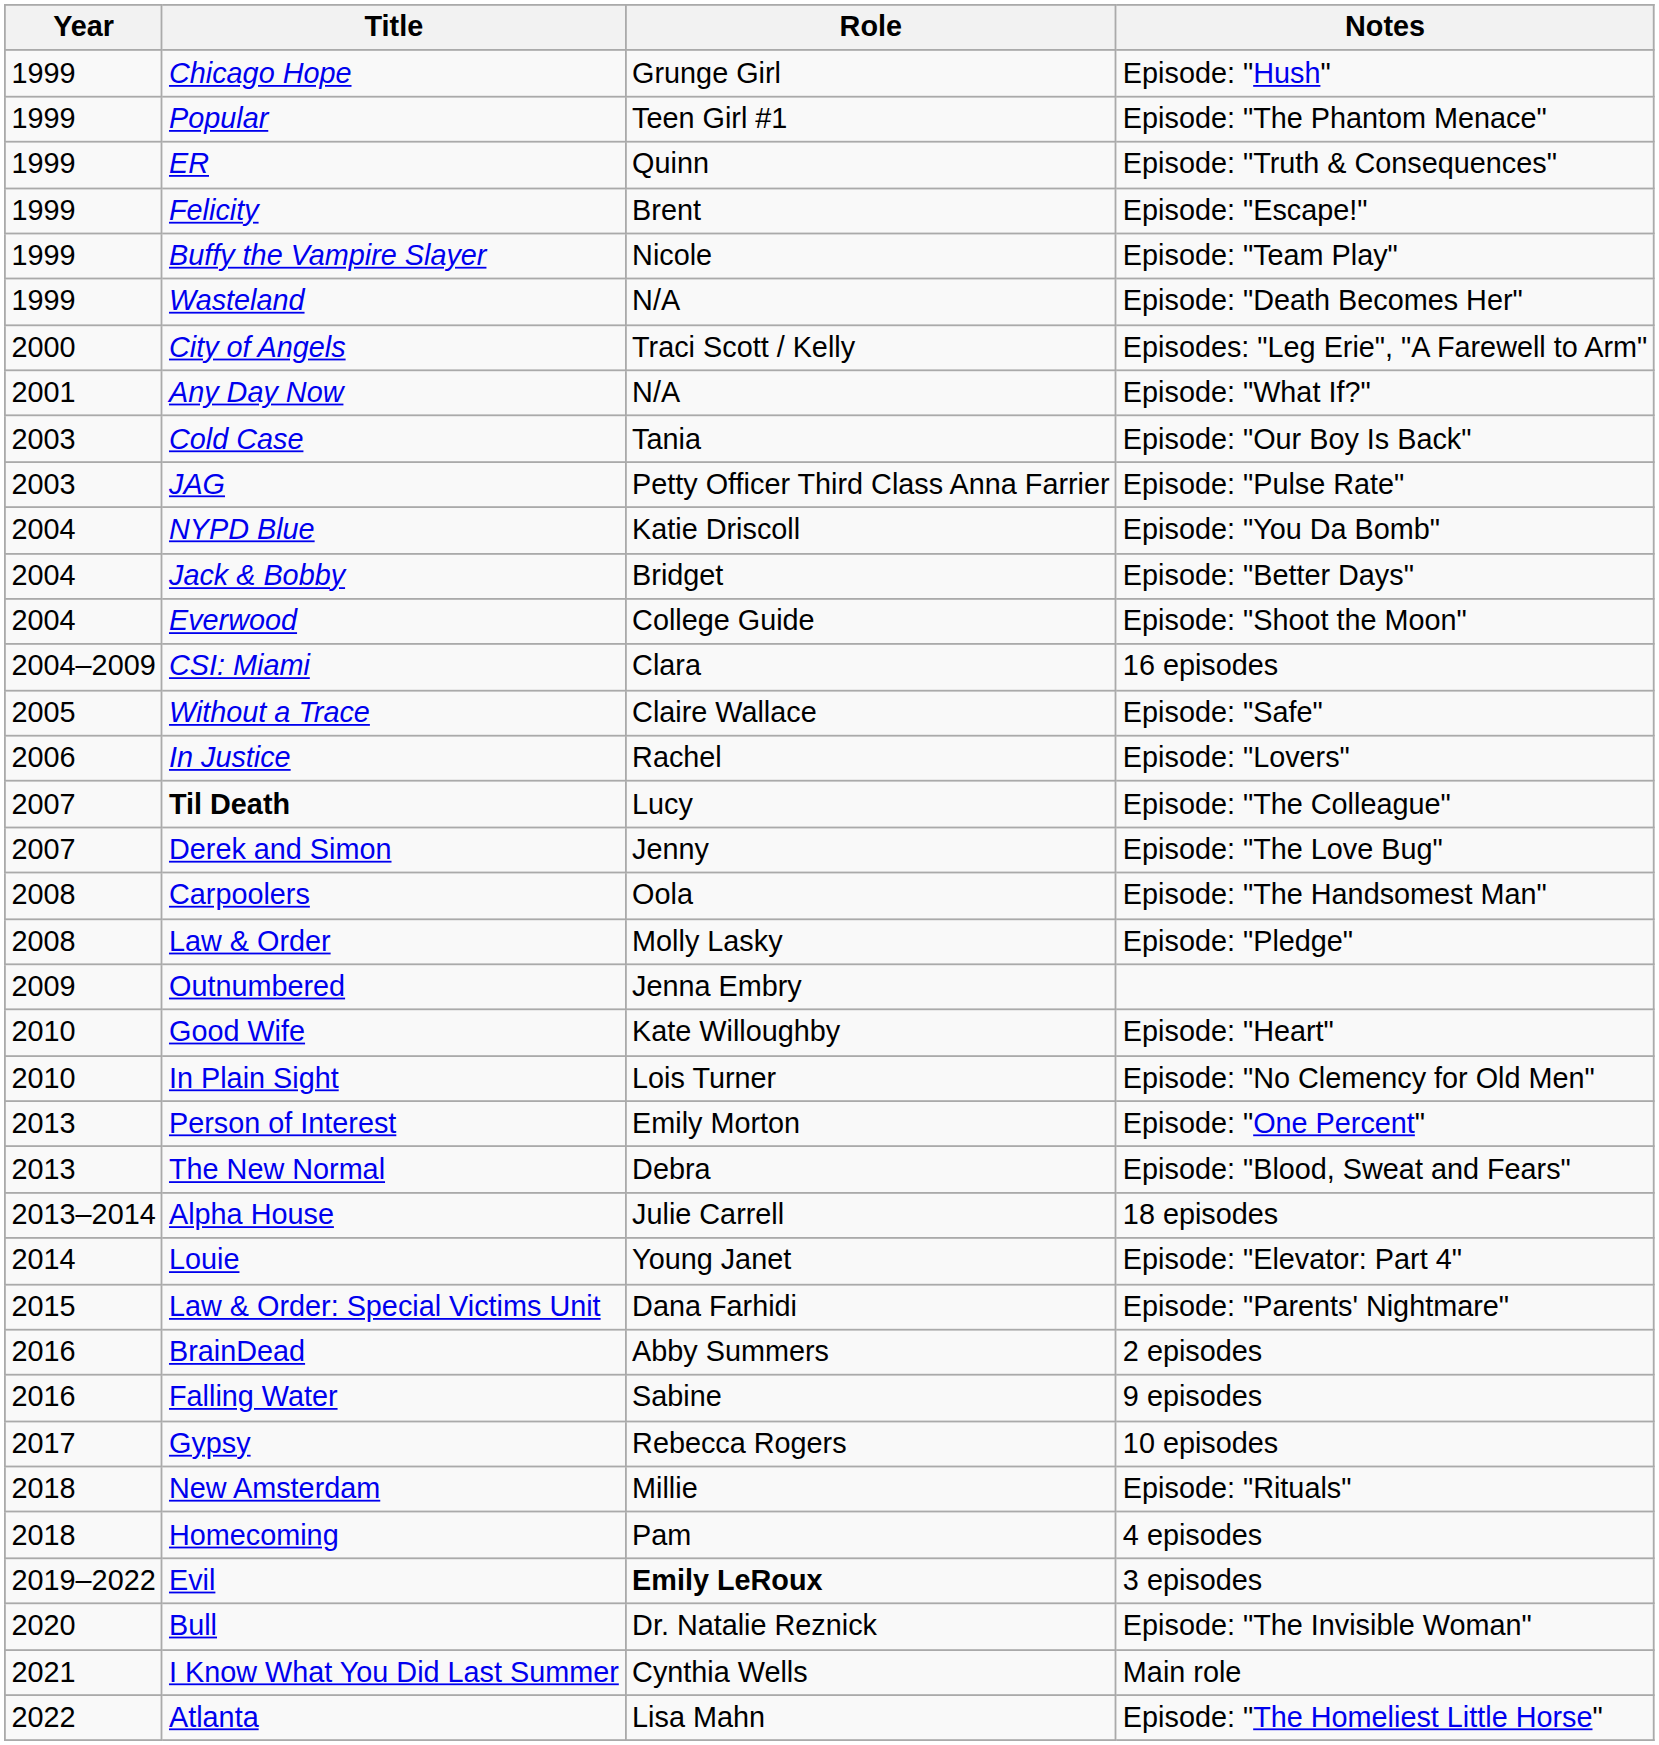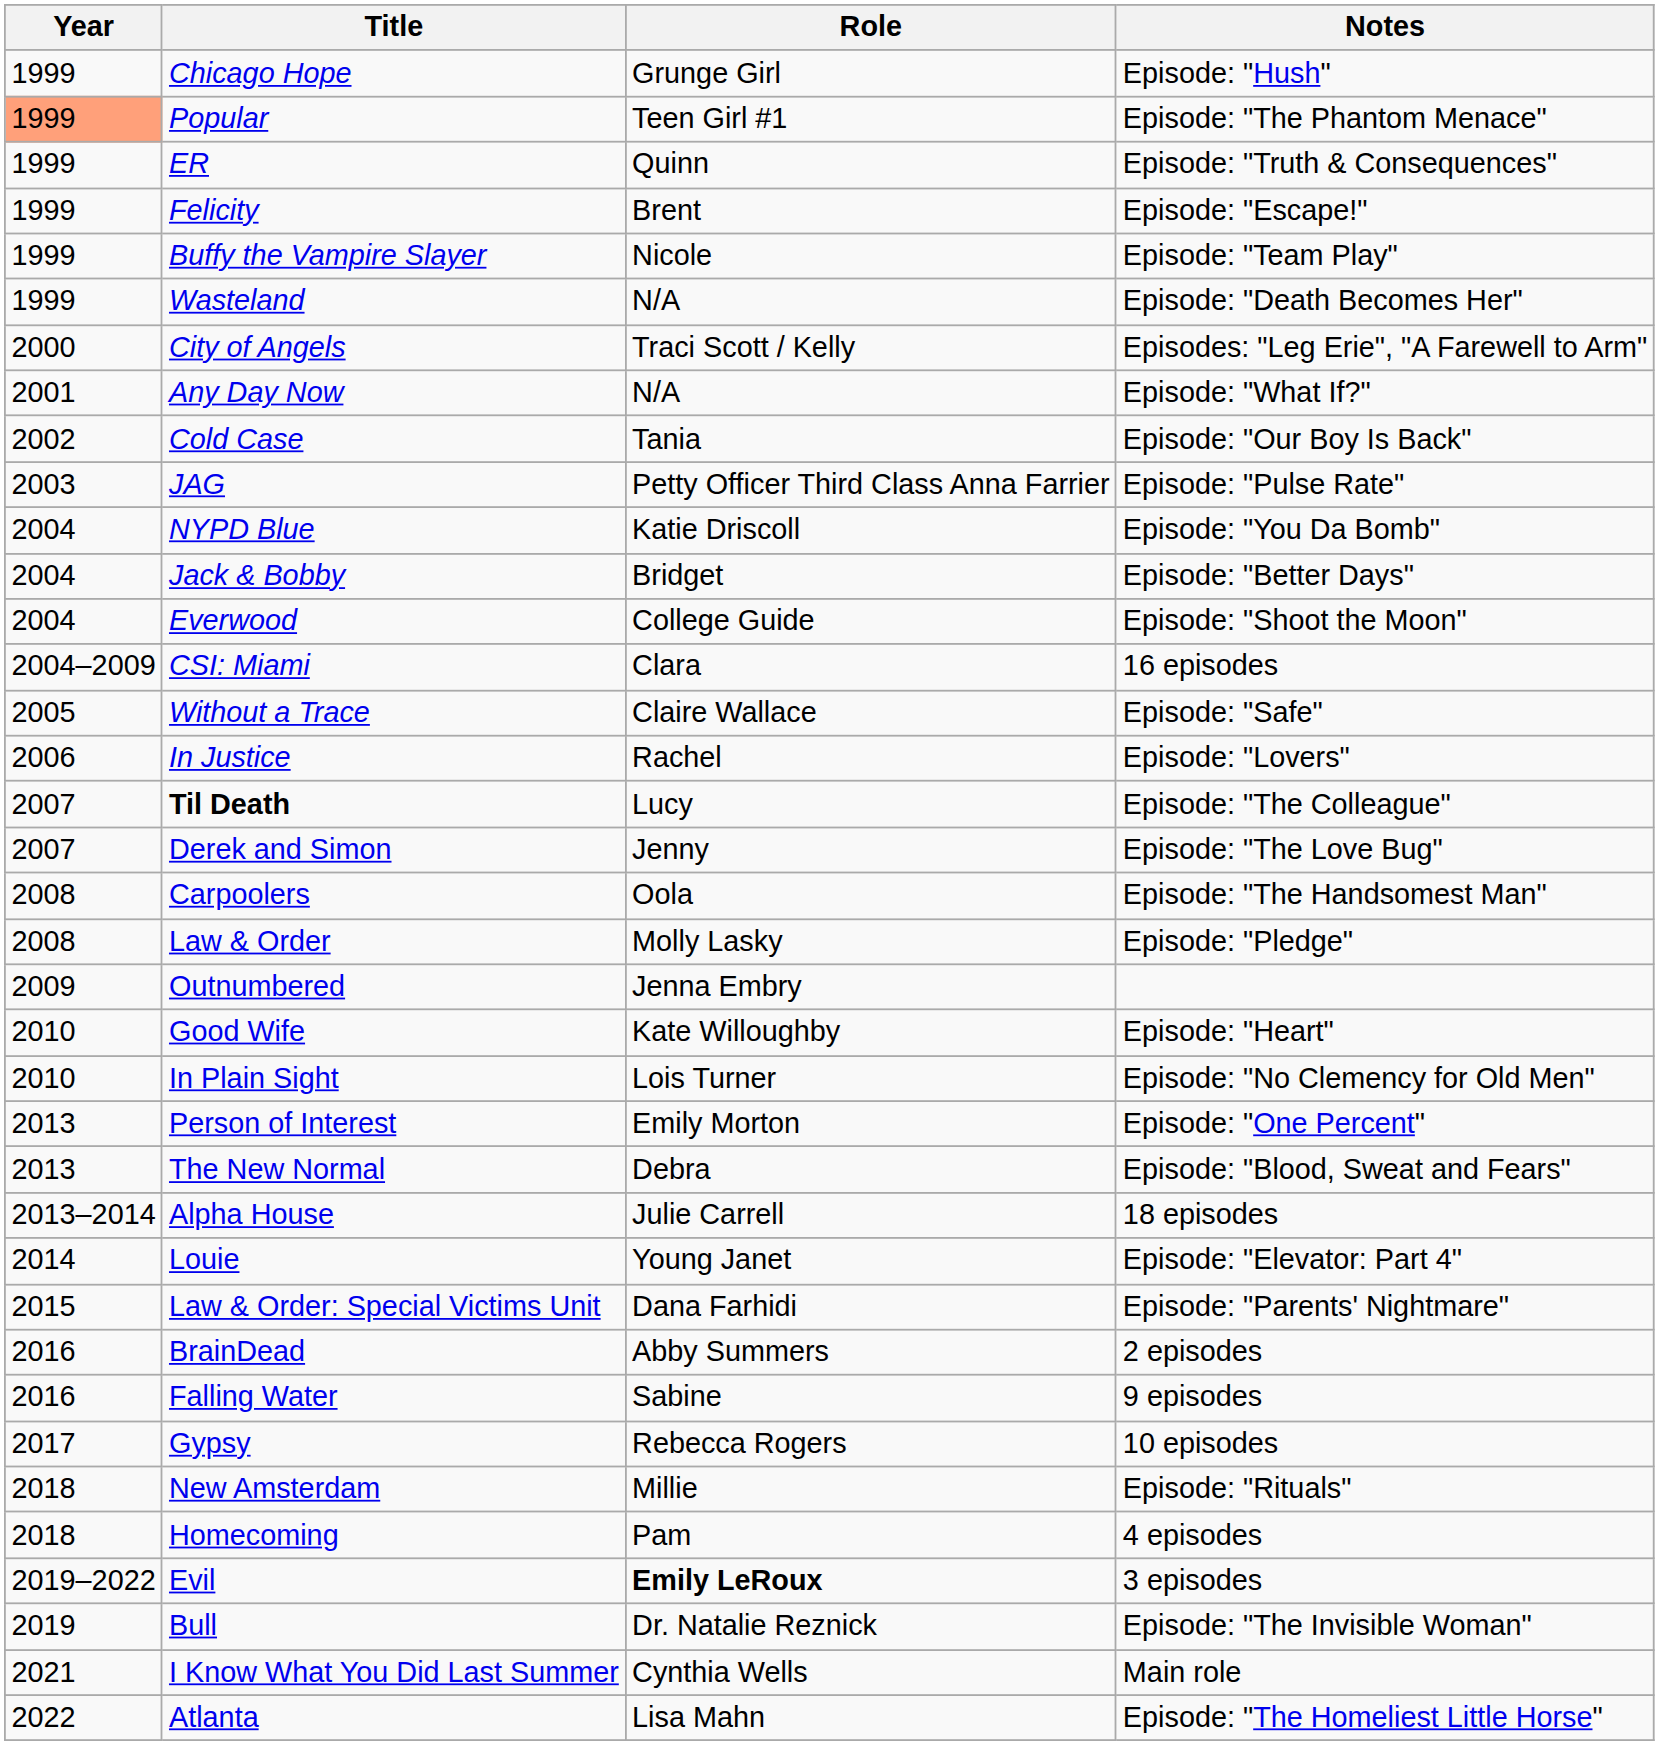(44, 118) no background -> (44, 118) lightsalmon background
(44, 438) 2003 -> (44, 438) 2002
(44, 1625) 2020 -> (44, 1625) 2019
